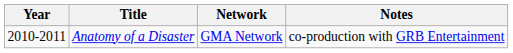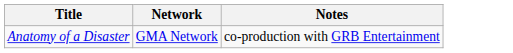- column: (37, 15)
